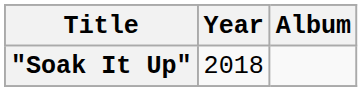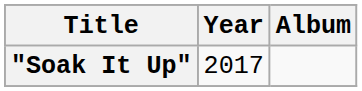(234, 66) 2018 -> (234, 66) 2017
